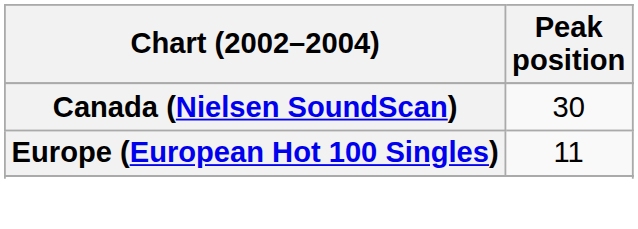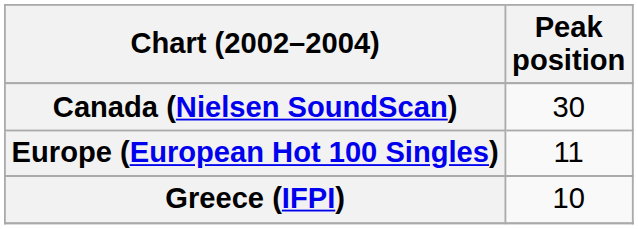+ row: (255, 198)
